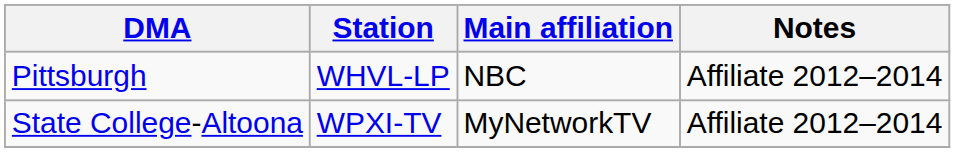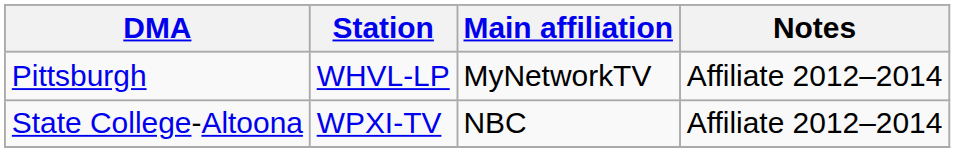(495, 75) NBC -> (557, 75) MyNetworkTV
(557, 123) MyNetworkTV -> (495, 123) NBC
